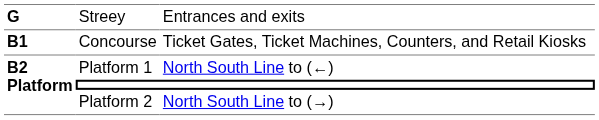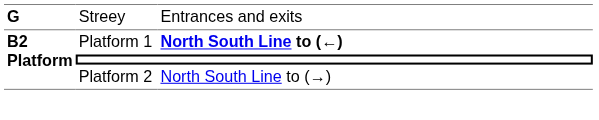- row: (118, 42)
(248, 67) normal -> (252, 42) bold
